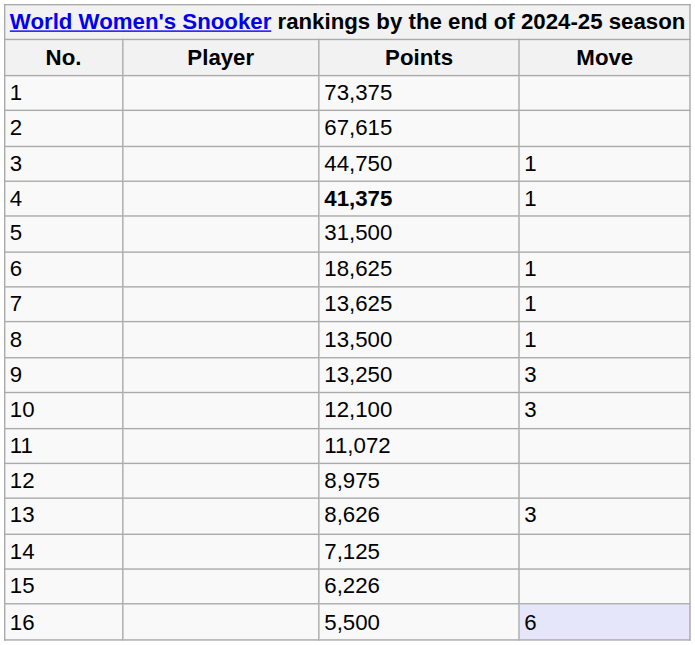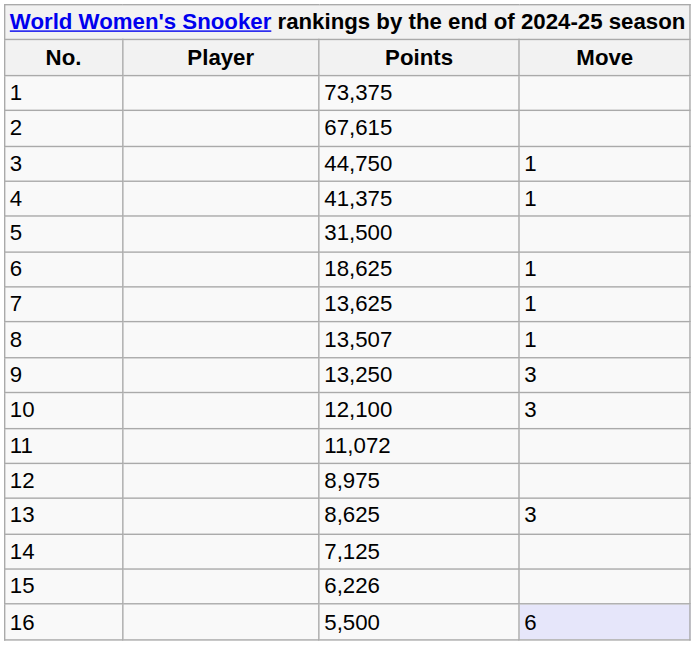(358, 198) bold -> (358, 198) normal
(358, 339) 13,500 -> (358, 339) 13,507
(352, 515) 8,626 -> (352, 515) 8,625
